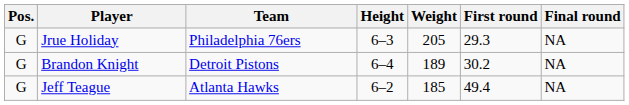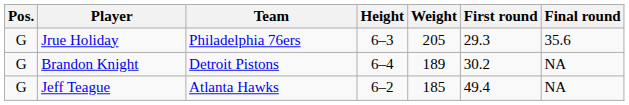(555, 40) NA -> (558, 40) 35.6
